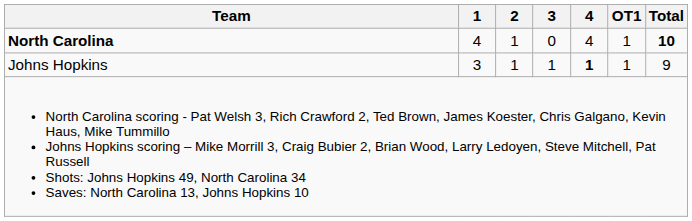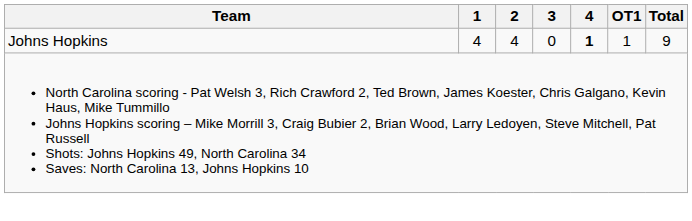- row: (61, 40)
(477, 64) 3 -> (477, 40) 4
(514, 64) 1 -> (514, 40) 4
(552, 64) 1 -> (552, 40) 0
